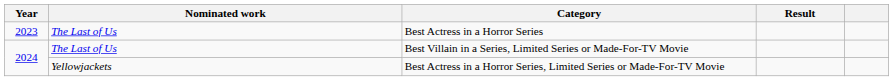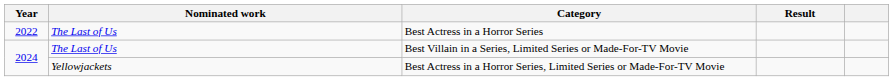(26, 31) 2023 -> (26, 31) 2022
